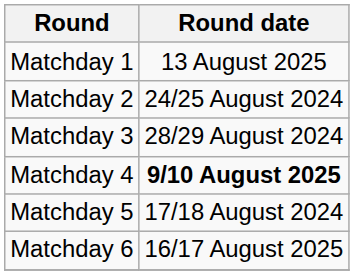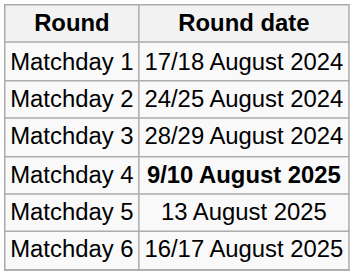(244, 61) 13 August 2025 -> (244, 61) 17/18 August 2024
(244, 212) 17/18 August 2024 -> (244, 212) 13 August 2025
